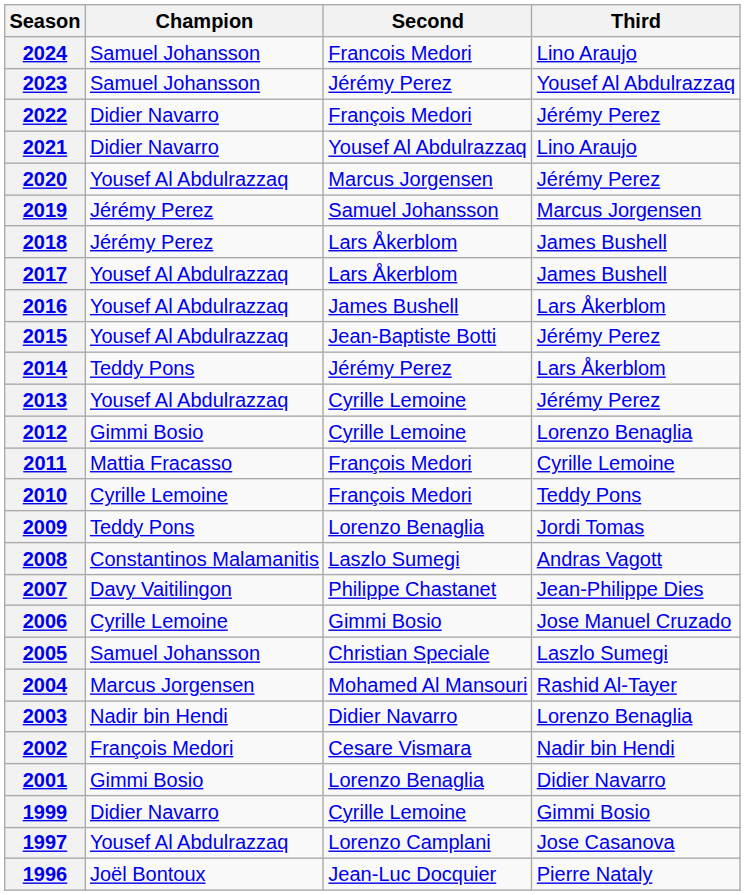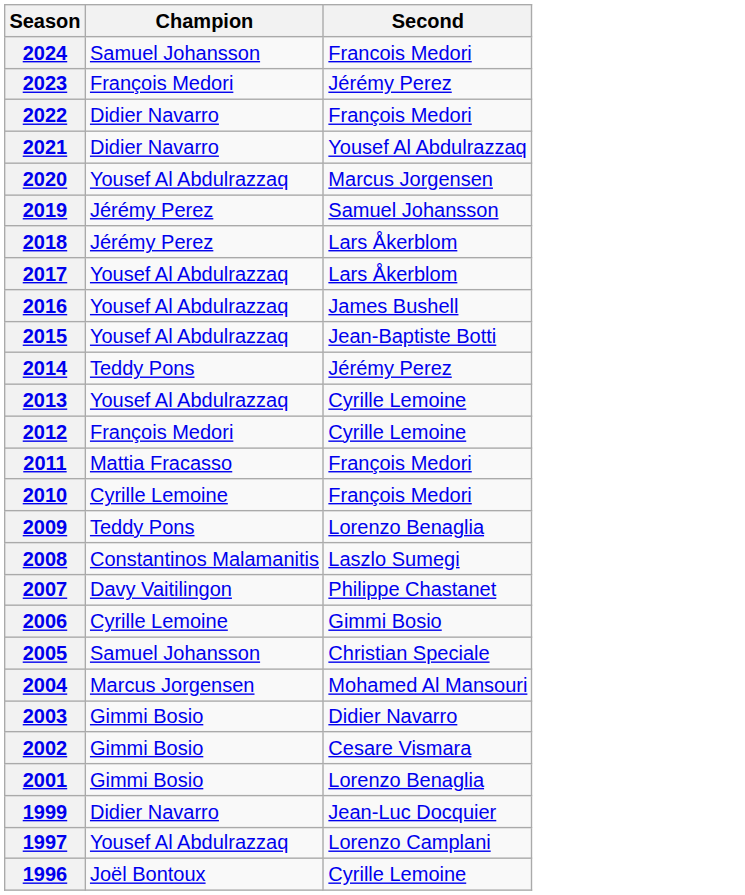- column: (636, 21)
(175, 84) Samuel Johansson -> (162, 84) François Medori
(147, 432) Gimmi Bosio -> (162, 432) François Medori
(159, 717) Nadir bin Hendi -> (147, 717) Gimmi Bosio
(162, 748) François Medori -> (147, 748) Gimmi Bosio
(397, 811) Cyrille Lemoine -> (412, 811) Jean-Luc Docquier
(412, 875) Jean-Luc Docquier -> (397, 875) Cyrille Lemoine
